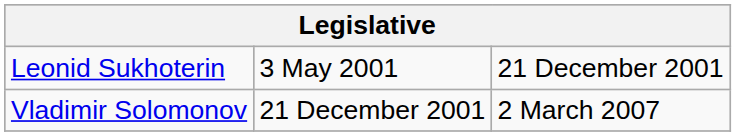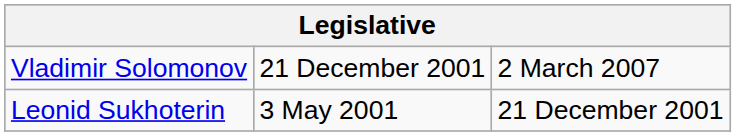rows swapped: (129, 109) <-> (118, 67)
